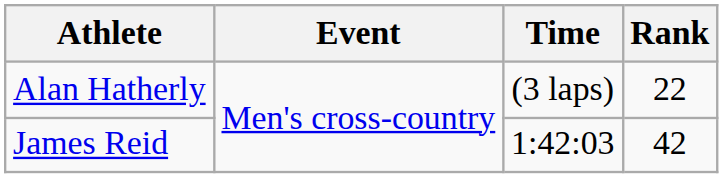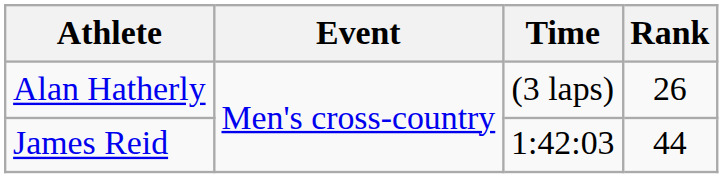(670, 88) 22 -> (670, 88) 26
(670, 144) 42 -> (670, 144) 44
